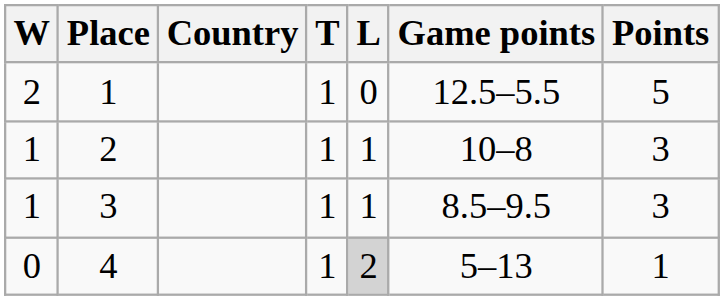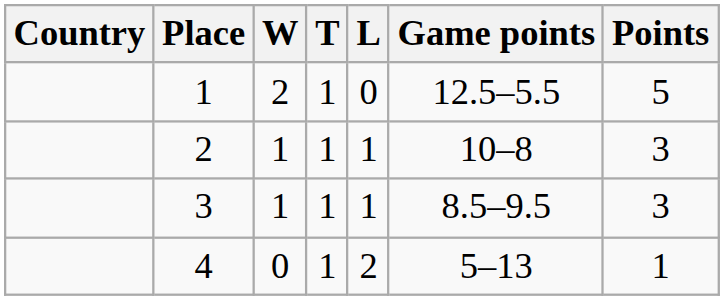columns swapped: (233, 33) <-> (32, 33)
(369, 264) lightgrey background -> (369, 264) no background
